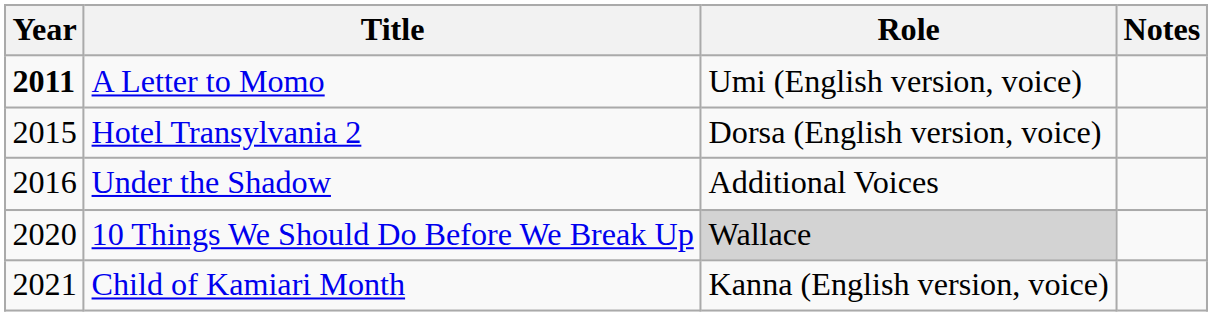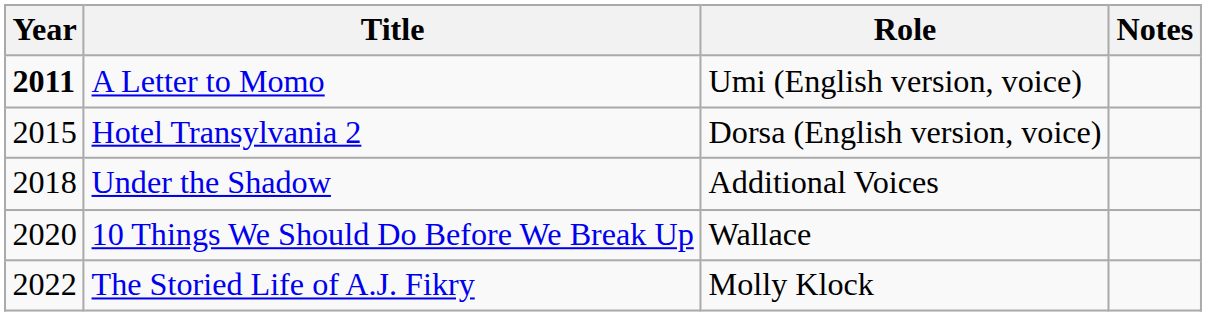(45, 183) 2016 -> (45, 183) 2018
(760, 234) lightgrey background -> (760, 234) no background
- row: (248, 285)
+ row: (283, 285)
